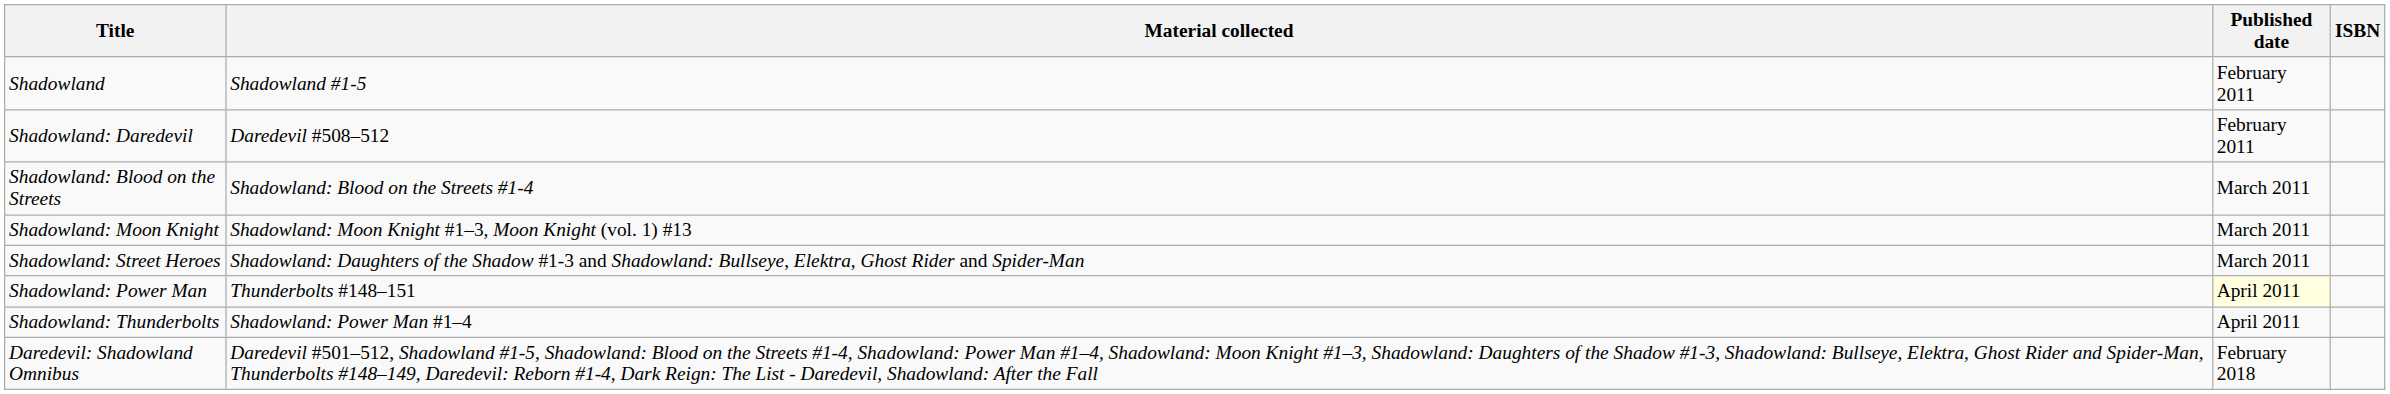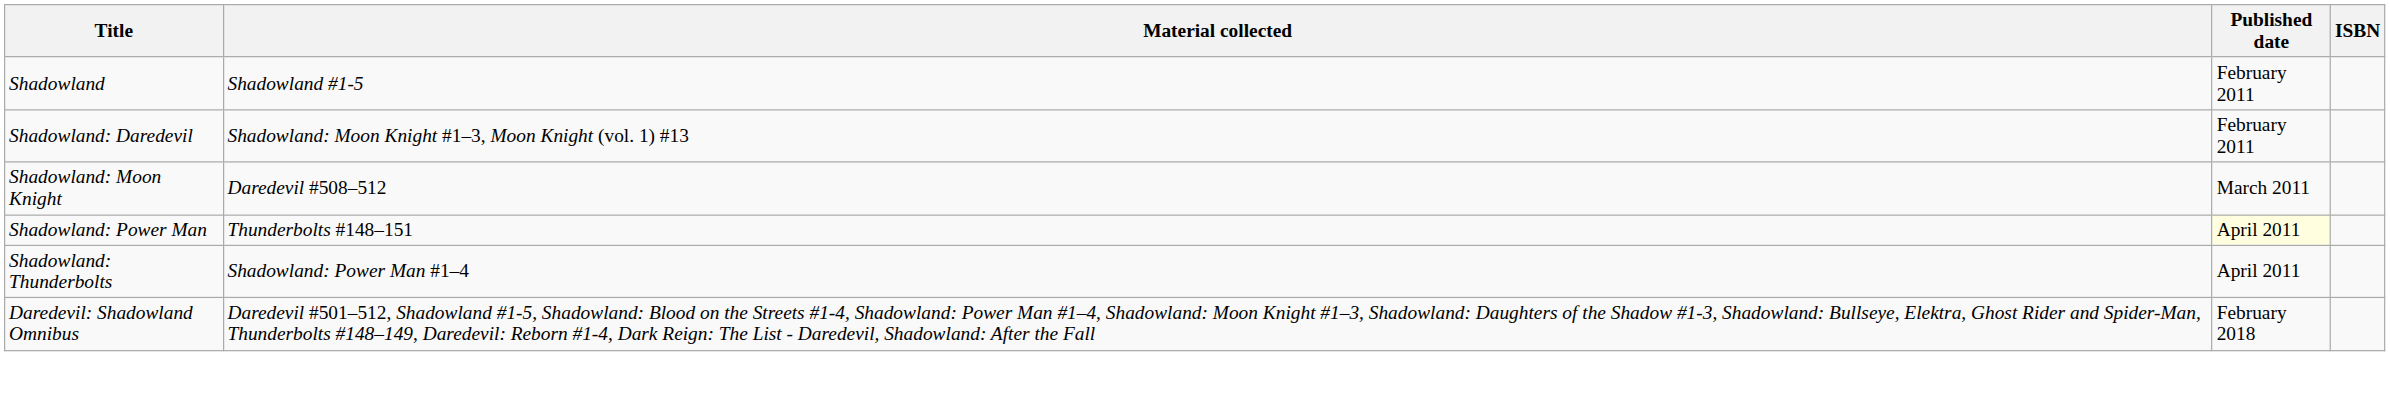(310, 135) Daredevil #508–512 -> (458, 135) Shadowland: Moon Knight #1–3, Moon Knight (vol. 1) #13
- row: (112, 188)
(461, 229) Shadowland: Moon Knight #1–3, Moon Knight (vol. 1) #13 -> (307, 188) Daredevil #508–512
- row: (115, 260)
